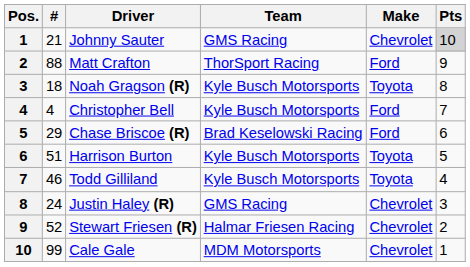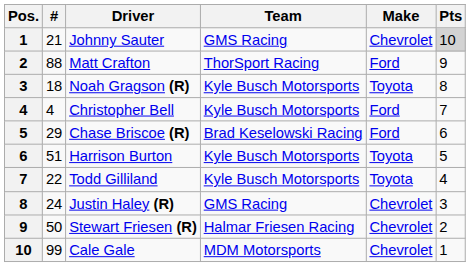(54, 180) 46 -> (54, 180) 22
(54, 226) 52 -> (54, 226) 50
